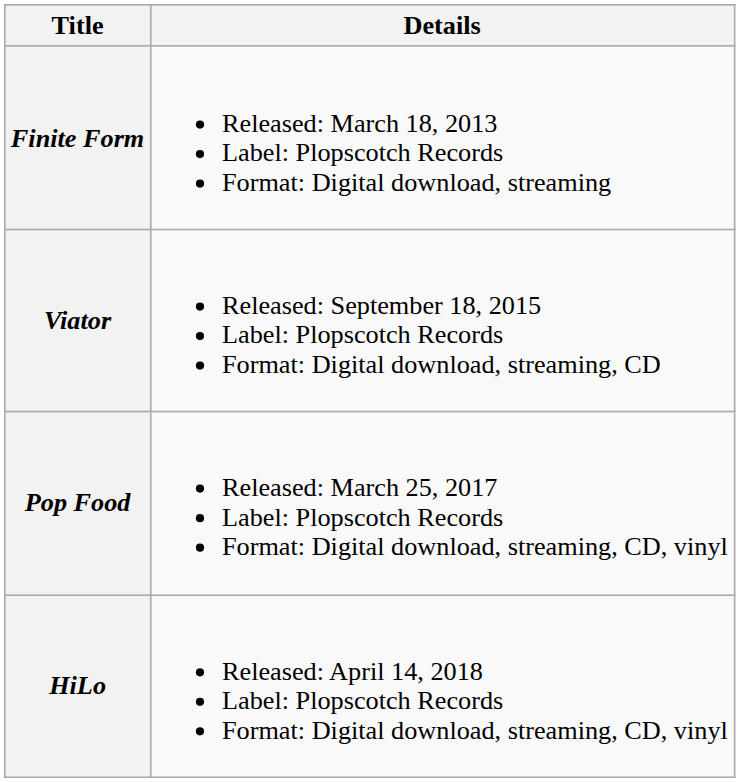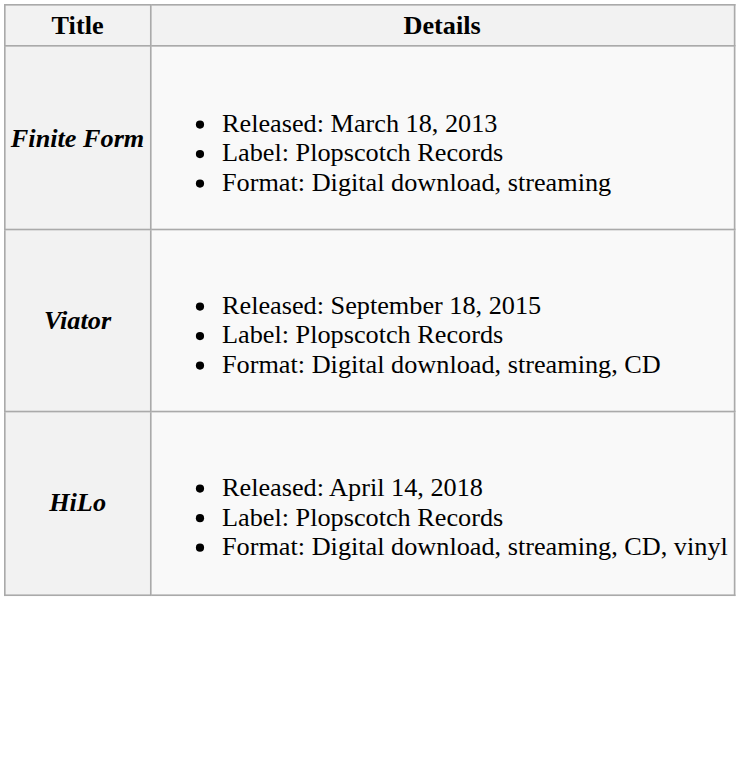- row: (78, 502)
